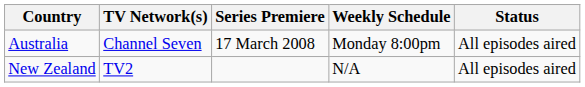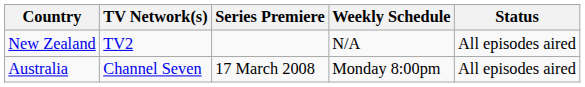rows swapped: (52, 69) <-> (38, 43)
